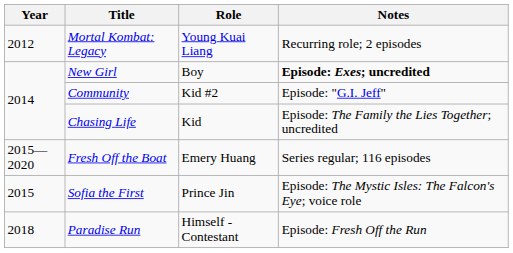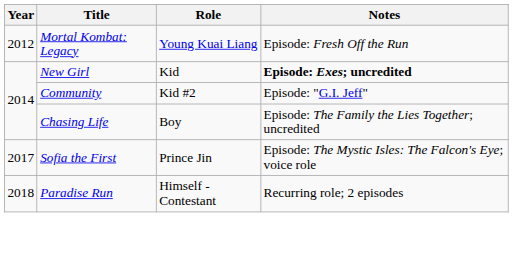(352, 43) Recurring role; 2 episodes -> (336, 43) Episode: Fresh Off the Run
(193, 72) Boy -> (169, 72) Kid
(192, 121) Kid -> (170, 121) Boy
- row: (117, 157)
(21, 193) 2015 -> (21, 157) 2017
(354, 229) Episode: Fresh Off the Run -> (333, 193) Recurring role; 2 episodes
